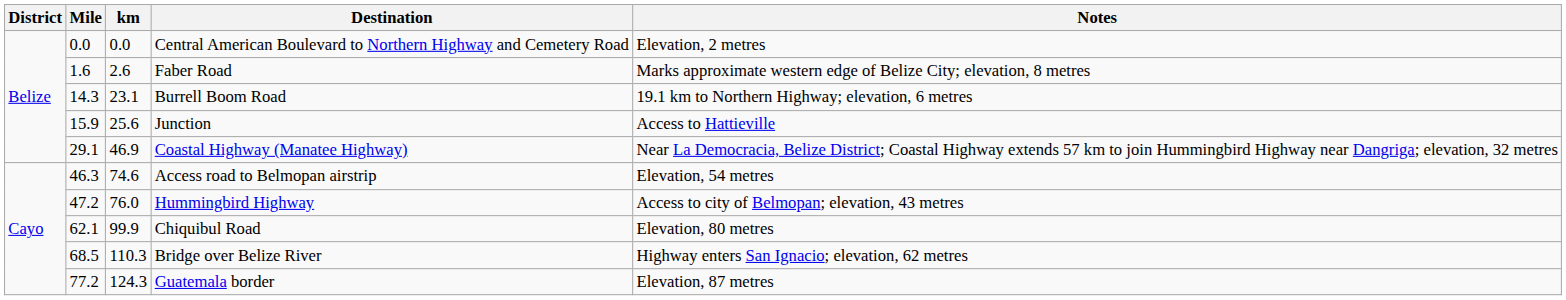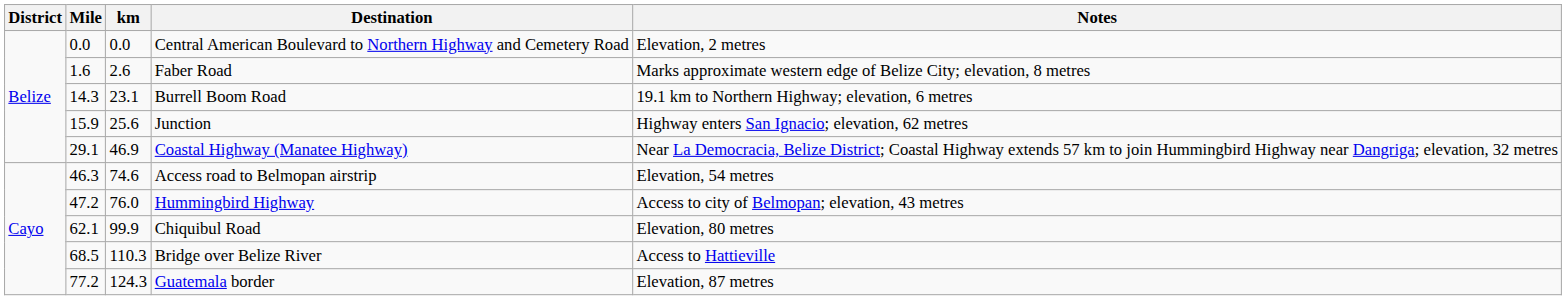(706, 123) Access to Hattieville -> (802, 123) Highway enters San Ignacio; elevation, 62 metres
(802, 255) Highway enters San Ignacio; elevation, 62 metres -> (706, 255) Access to Hattieville
